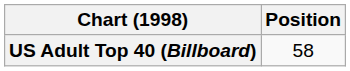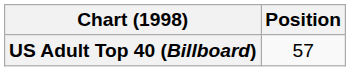(303, 50) 58 -> (303, 50) 57
